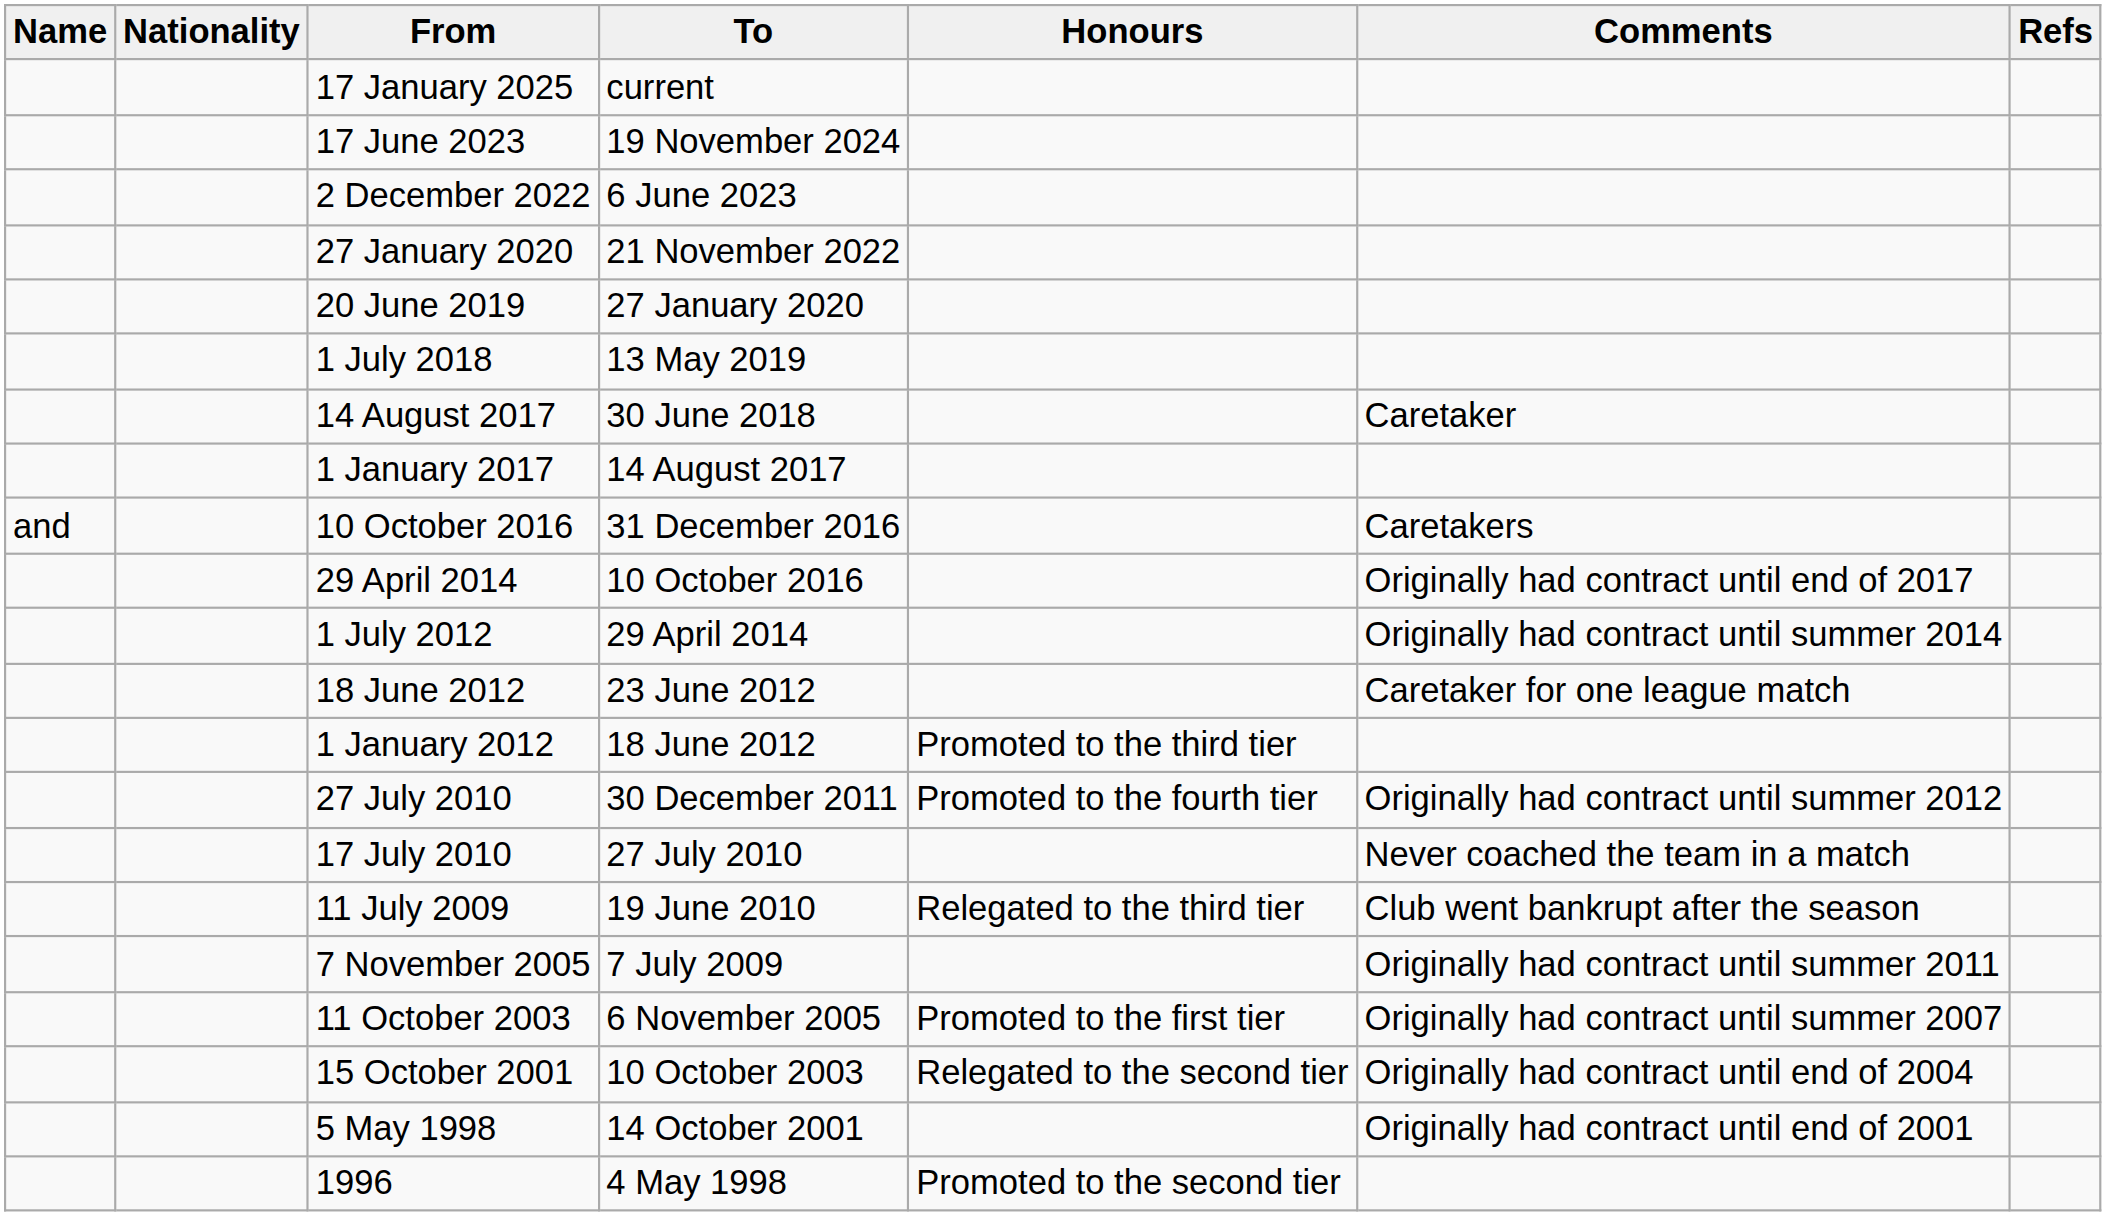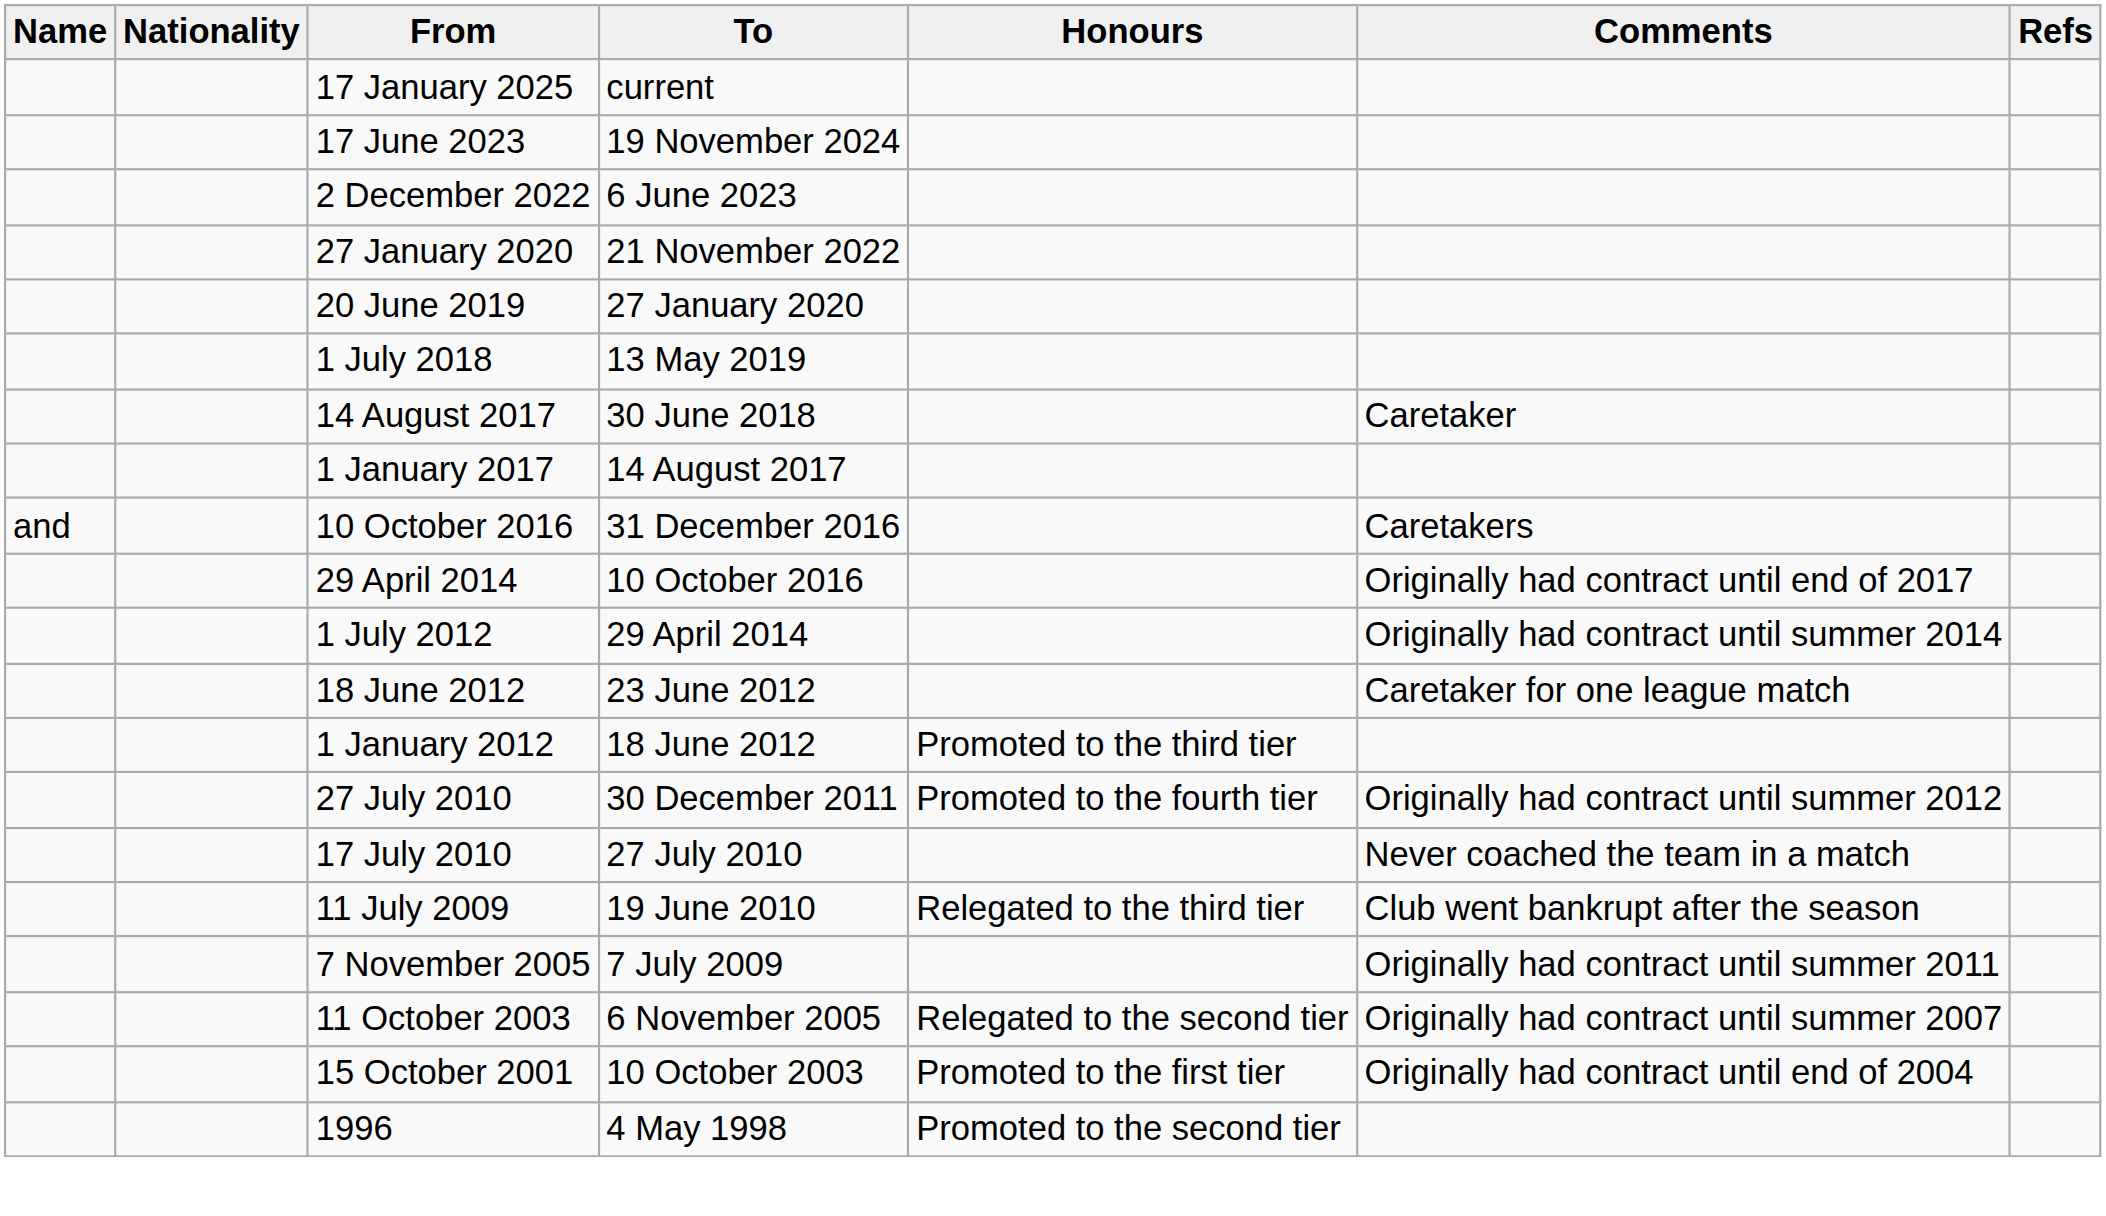(1101, 1018) Promoted to the first tier -> (1132, 1018) Relegated to the second tier
(1132, 1073) Relegated to the second tier -> (1101, 1073) Promoted to the first tier
- row: (406, 1128)
